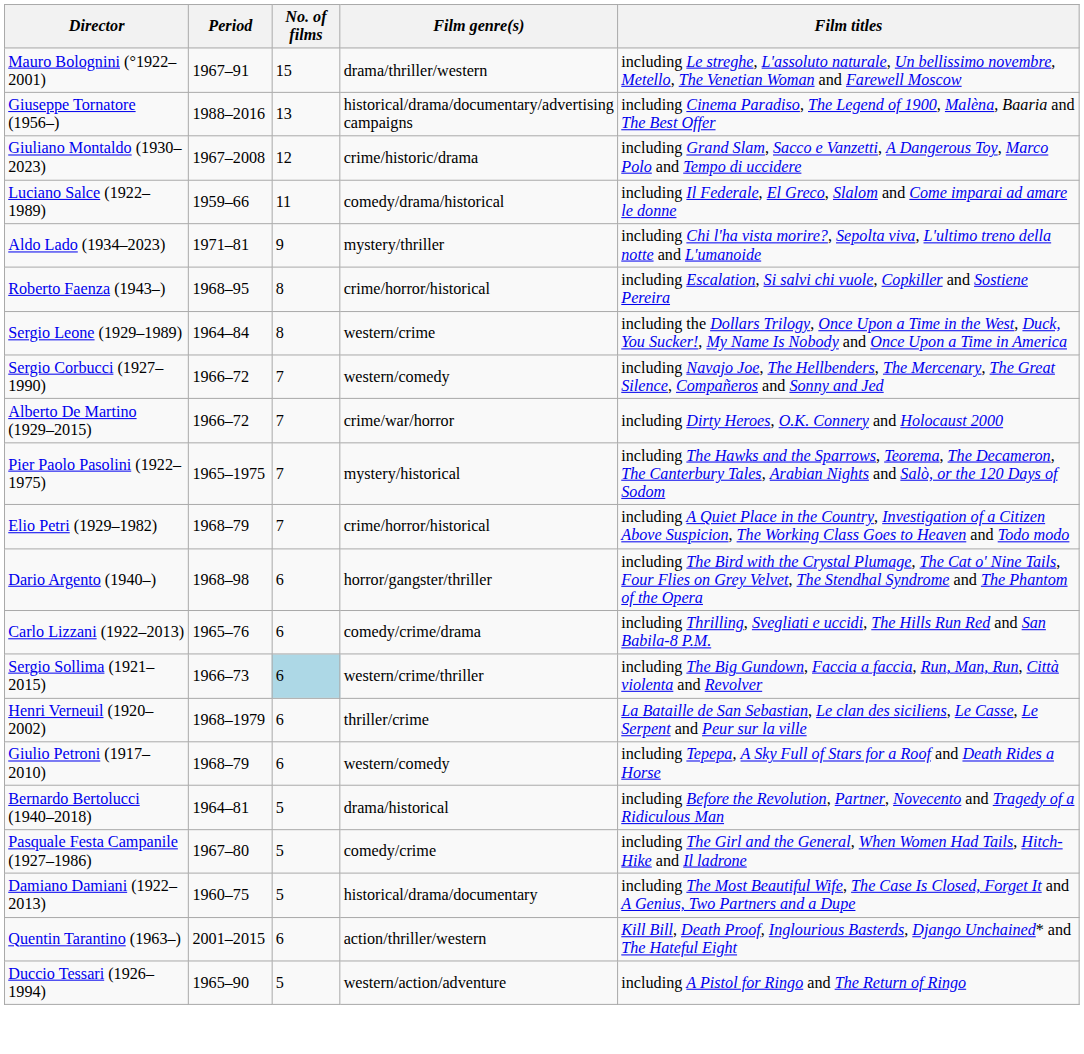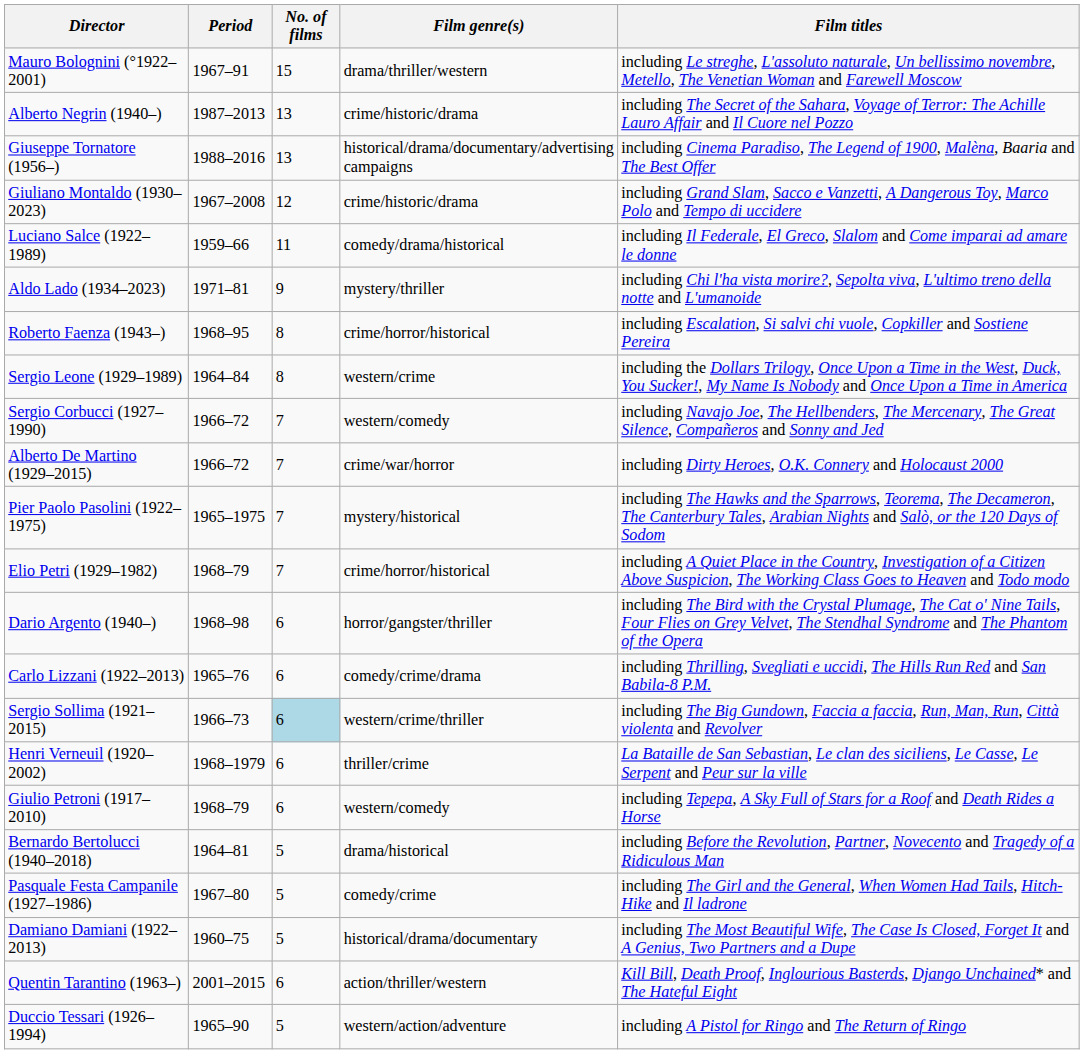+ row: (85, 114)
